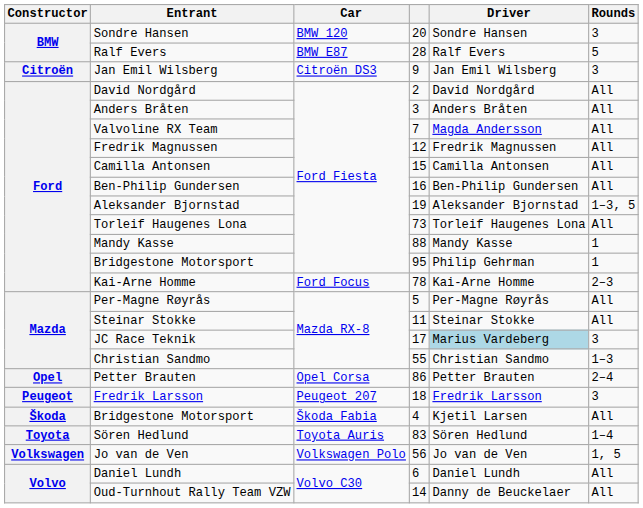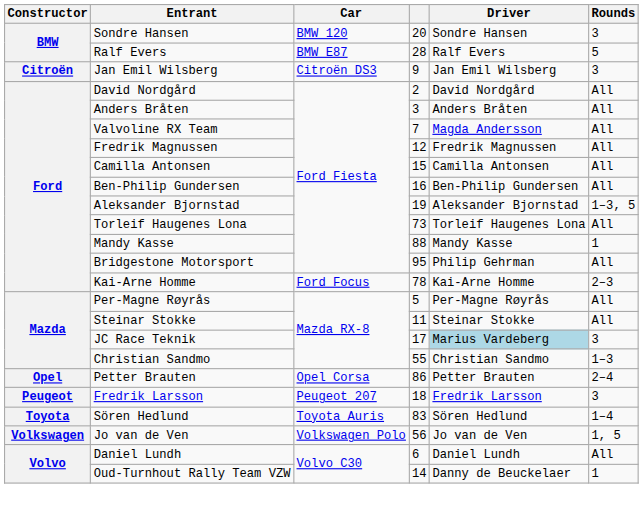(595, 263) 1 -> (602, 263) All
- row: (174, 416)
(602, 493) All -> (595, 474) 1
